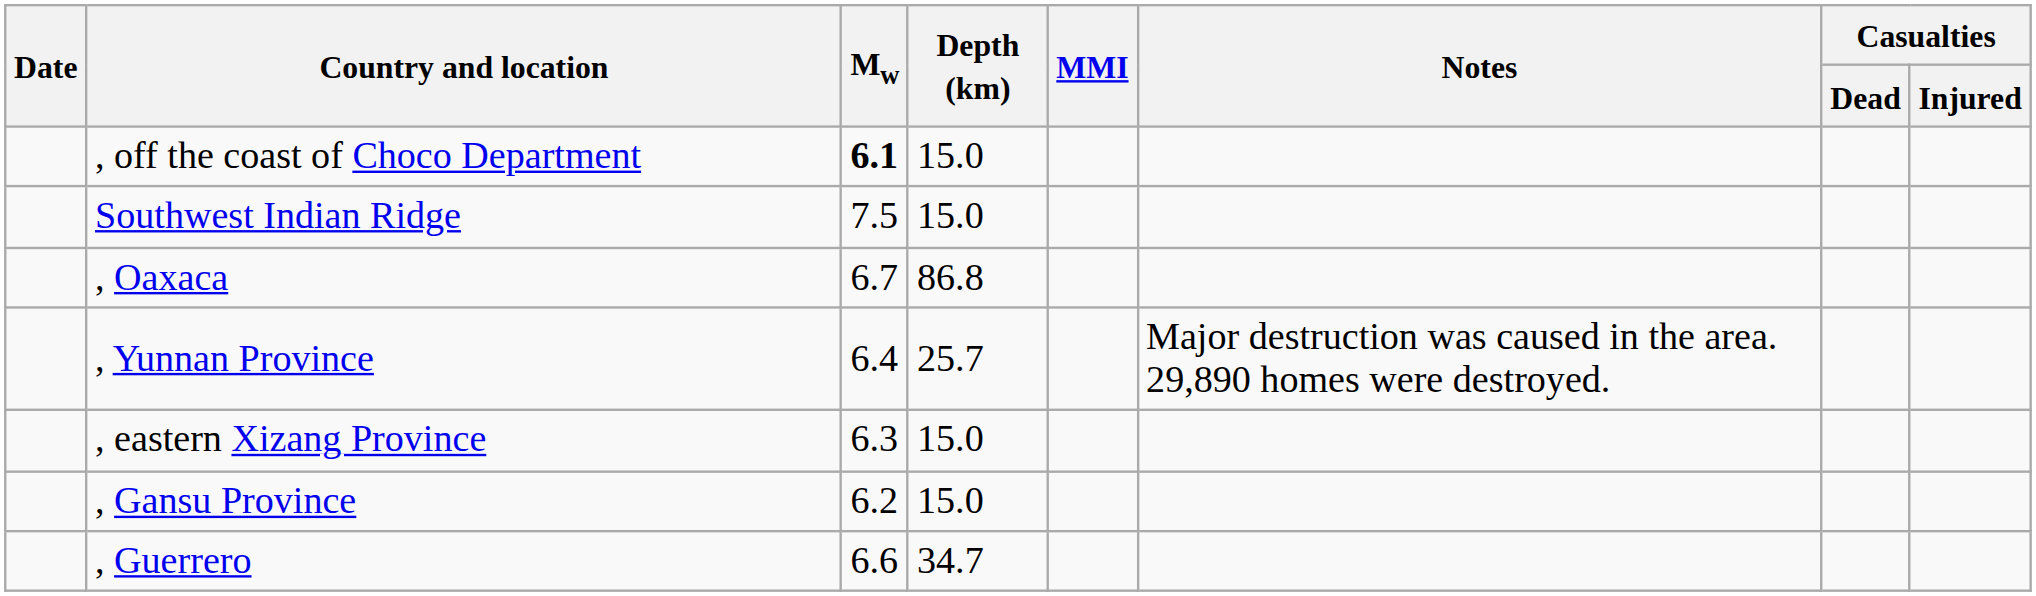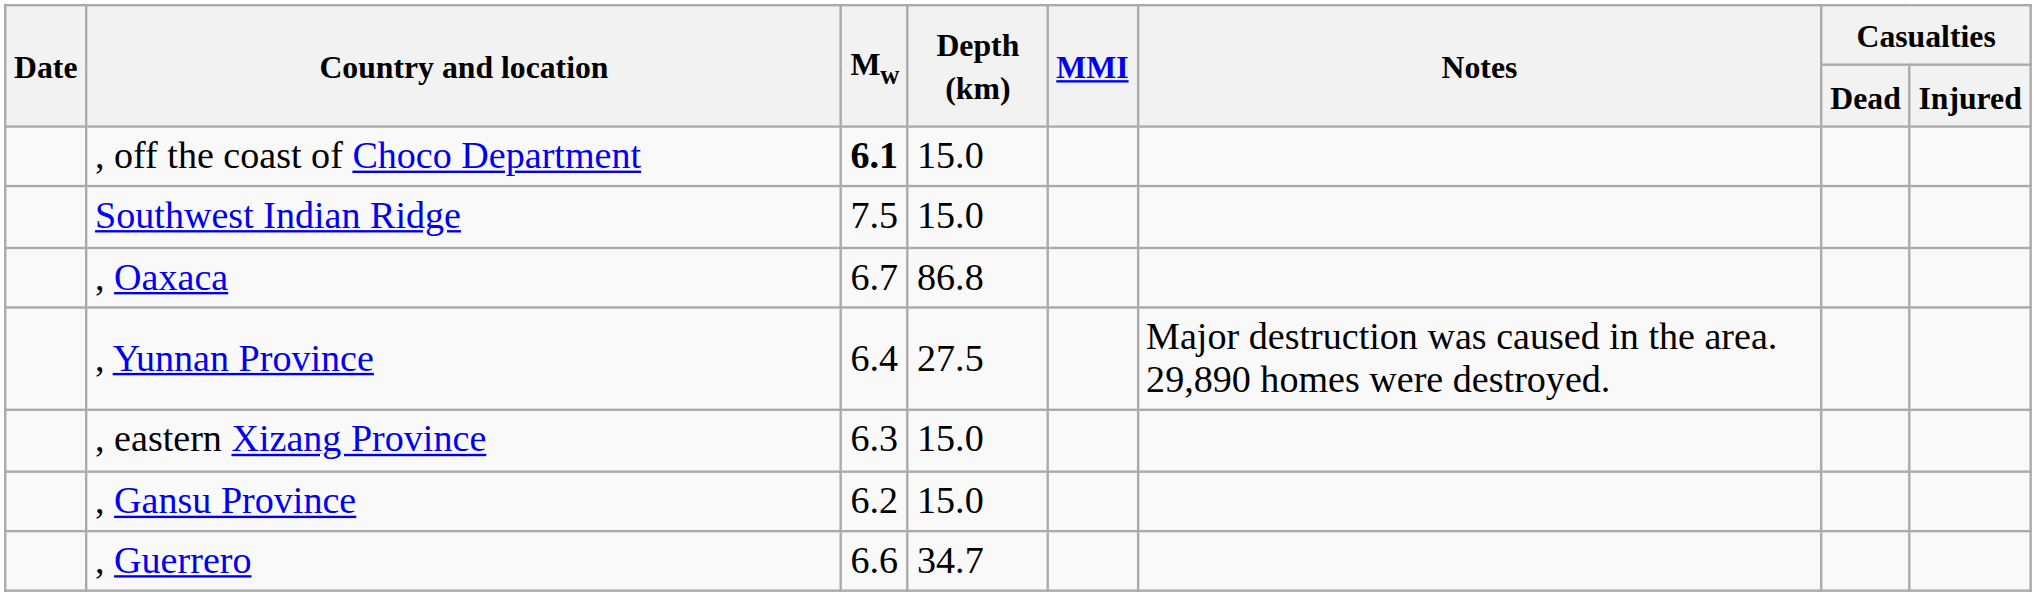(950, 358) 25.7 -> (950, 358) 27.5
